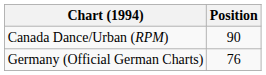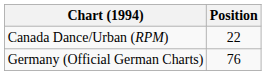(234, 37) 90 -> (234, 37) 22
